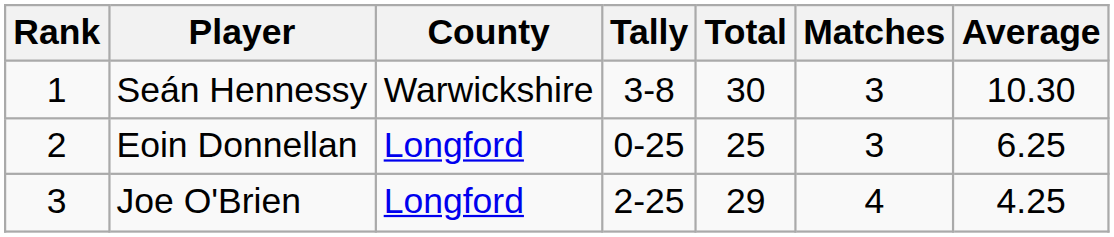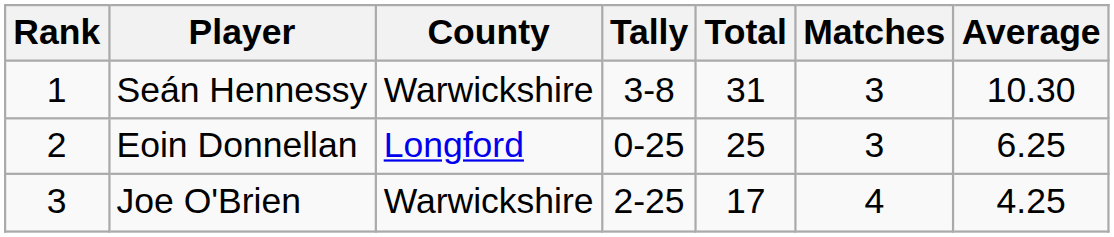(746, 88) 30 -> (746, 88) 31
(454, 201) Longford -> (489, 201) Warwickshire
(746, 201) 29 -> (746, 201) 17
